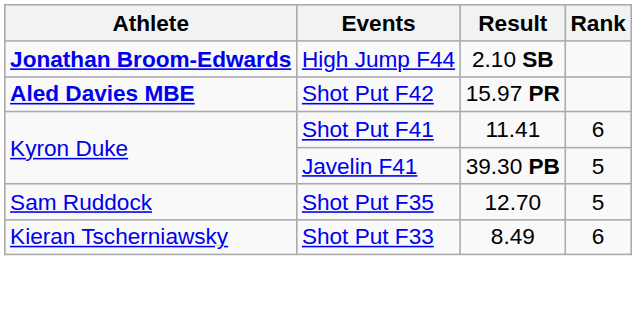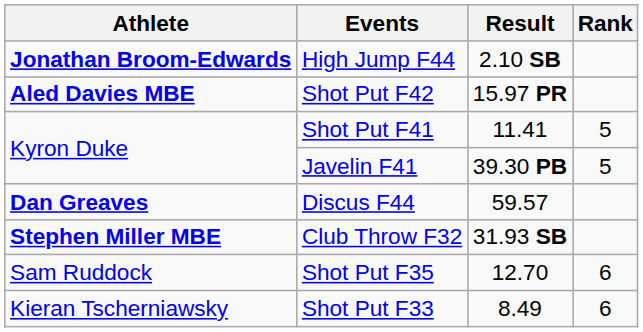(598, 130) 6 -> (605, 130) 5
+ row: (358, 202)
+ row: (382, 237)
(598, 202) 5 -> (605, 273) 6
